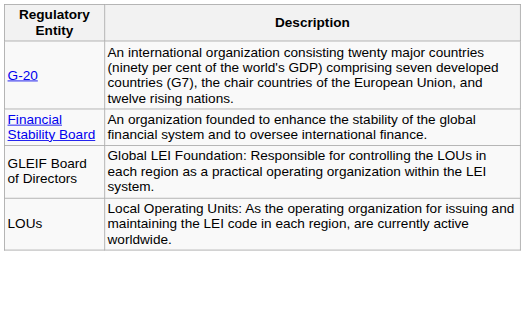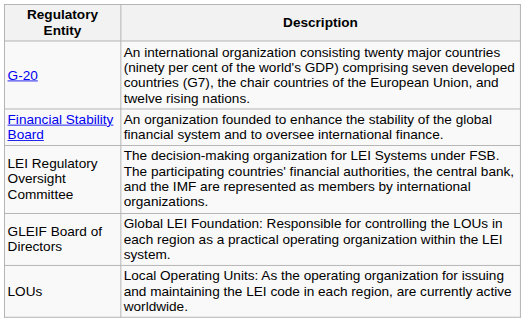+ row: (53, 179)
